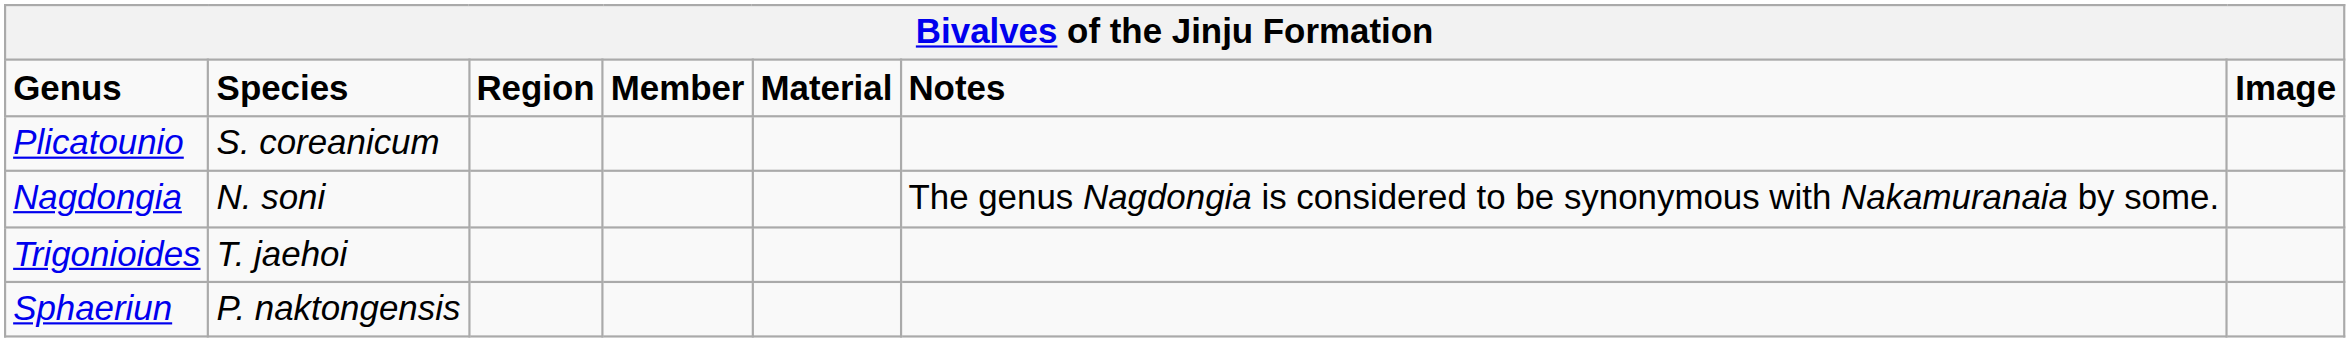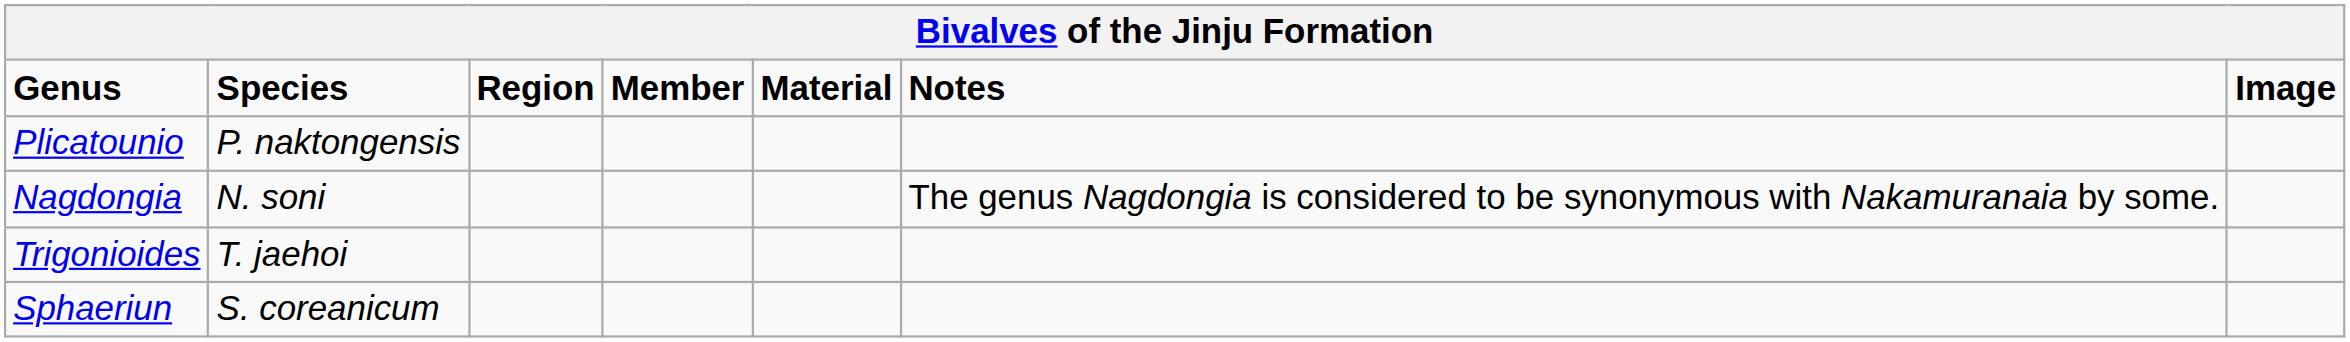(328, 142) S. coreanicum -> (338, 142) P. naktongensis
(338, 308) P. naktongensis -> (328, 308) S. coreanicum
